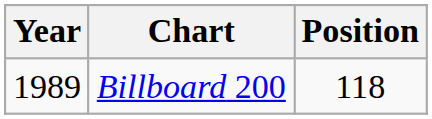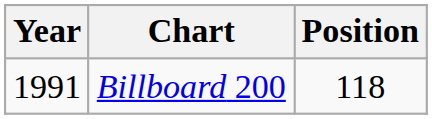(47, 85) 1989 -> (47, 85) 1991
